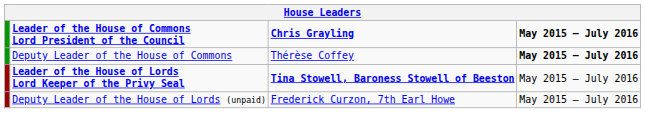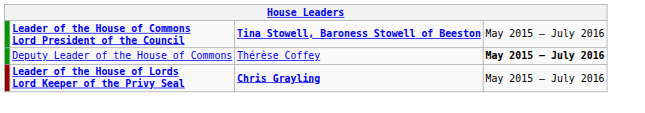(312, 34) Chris Grayling -> (359, 34) Tina Stowell, Baroness Stowell of Beeston
(579, 34) bold -> (545, 34) normal
(393, 78) Tina Stowell, Baroness Stowell of Beeston -> (279, 78) Chris Grayling
- row: (139, 100)
